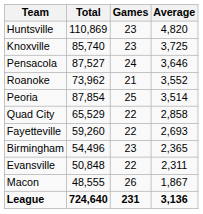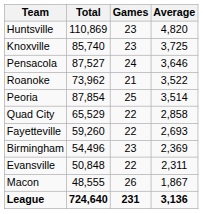(174, 81) 3,552 -> (174, 81) 3,522
(174, 149) 2,365 -> (174, 149) 2,369
